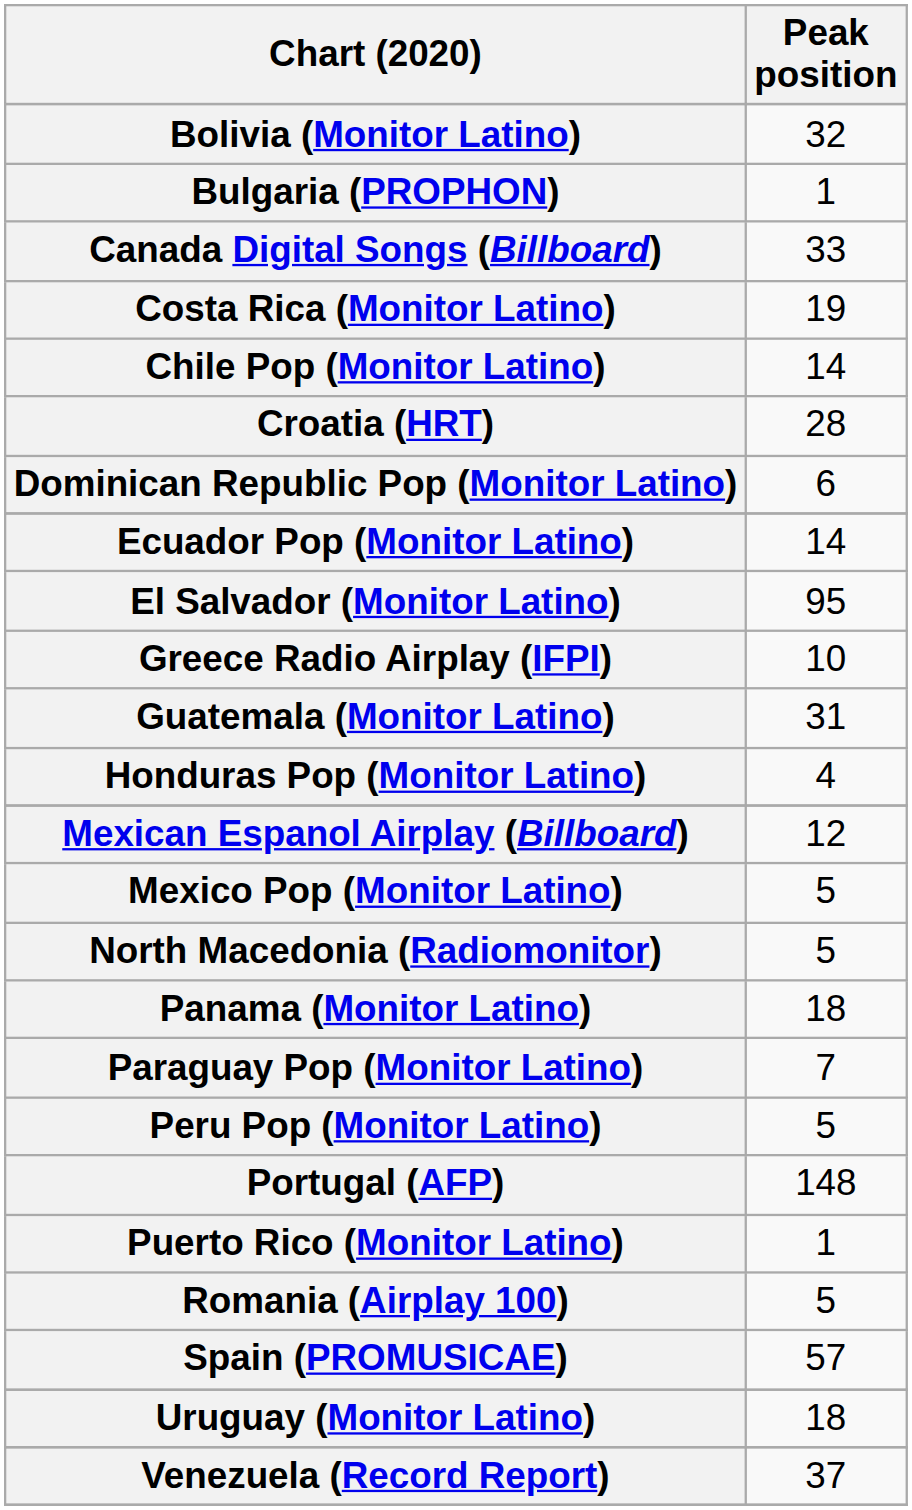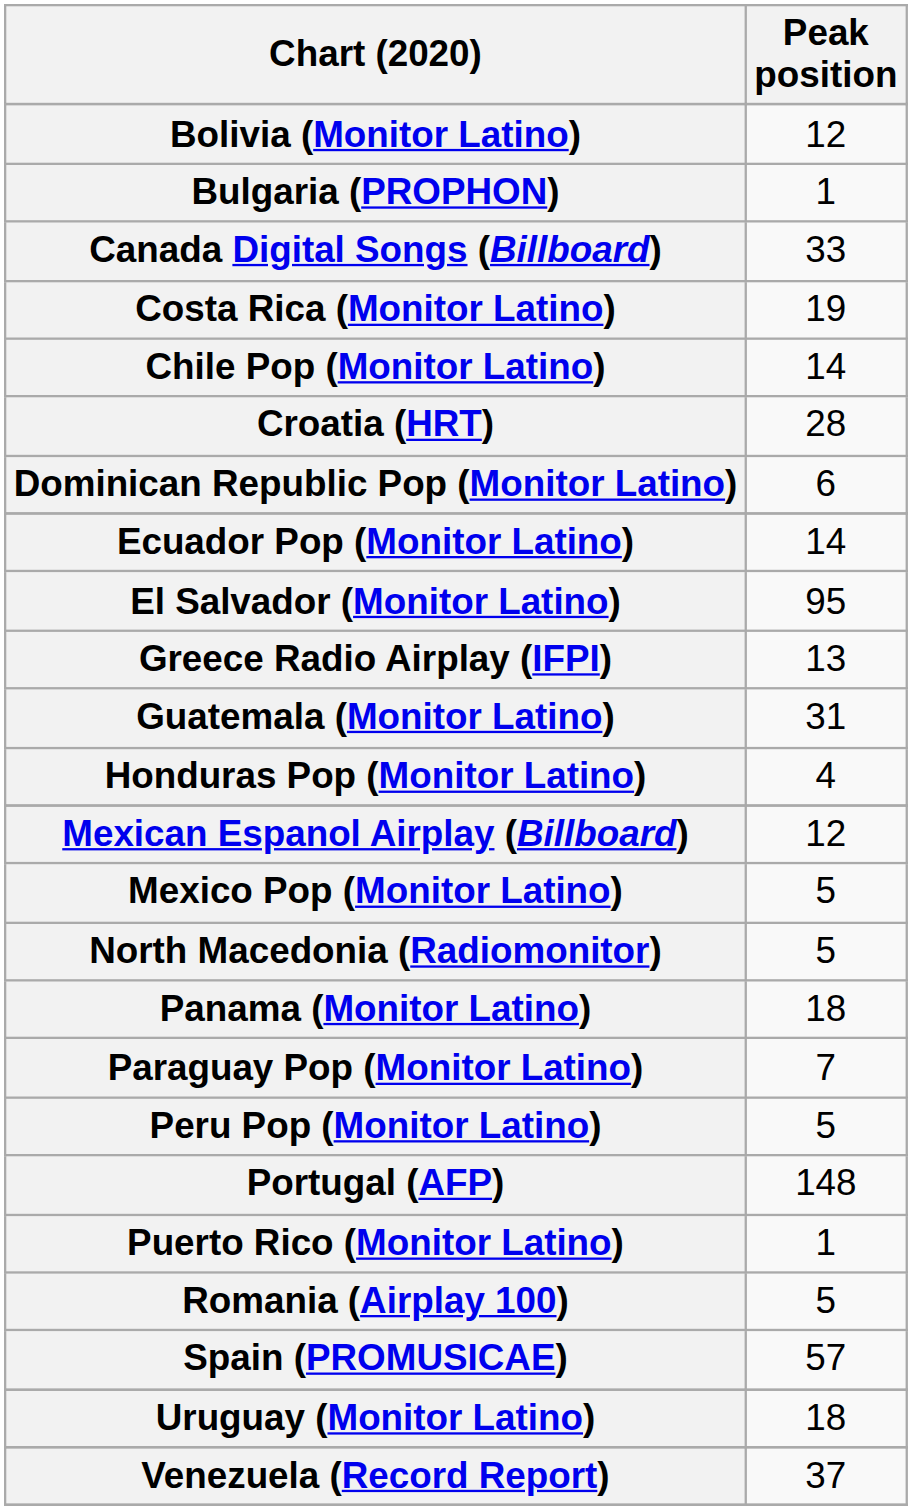(826, 133) 32 -> (826, 133) 12
(826, 658) 10 -> (826, 658) 13
